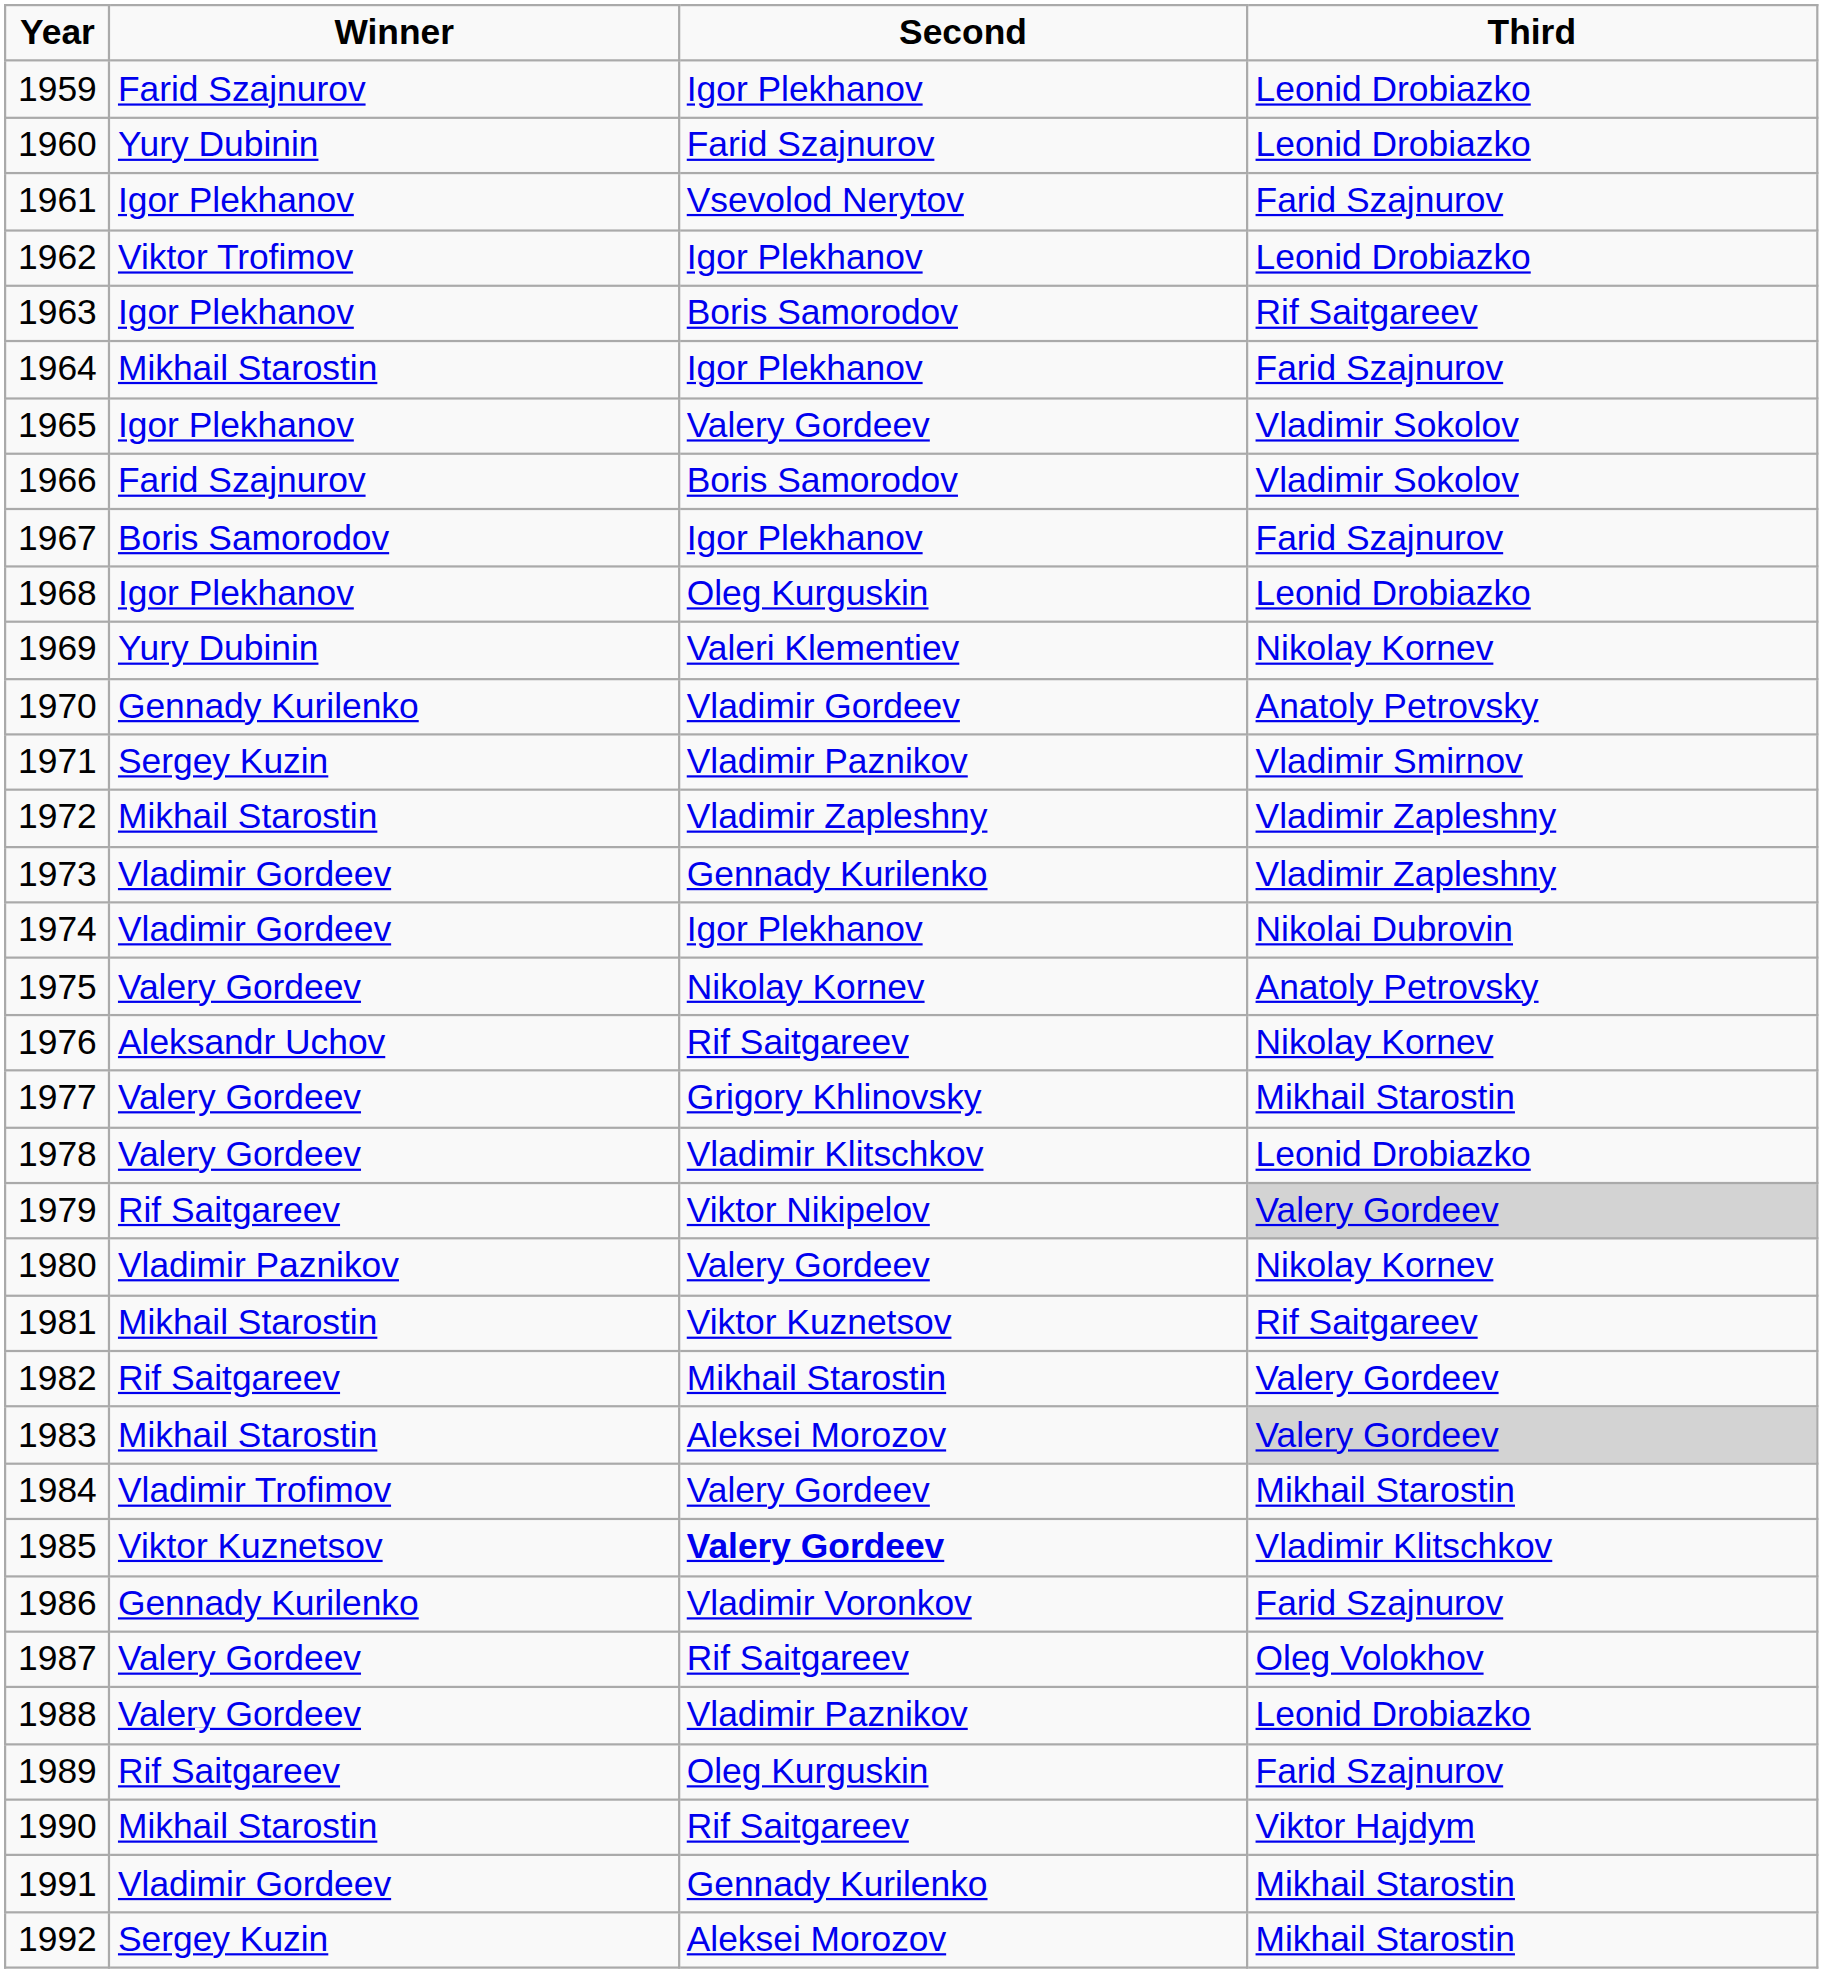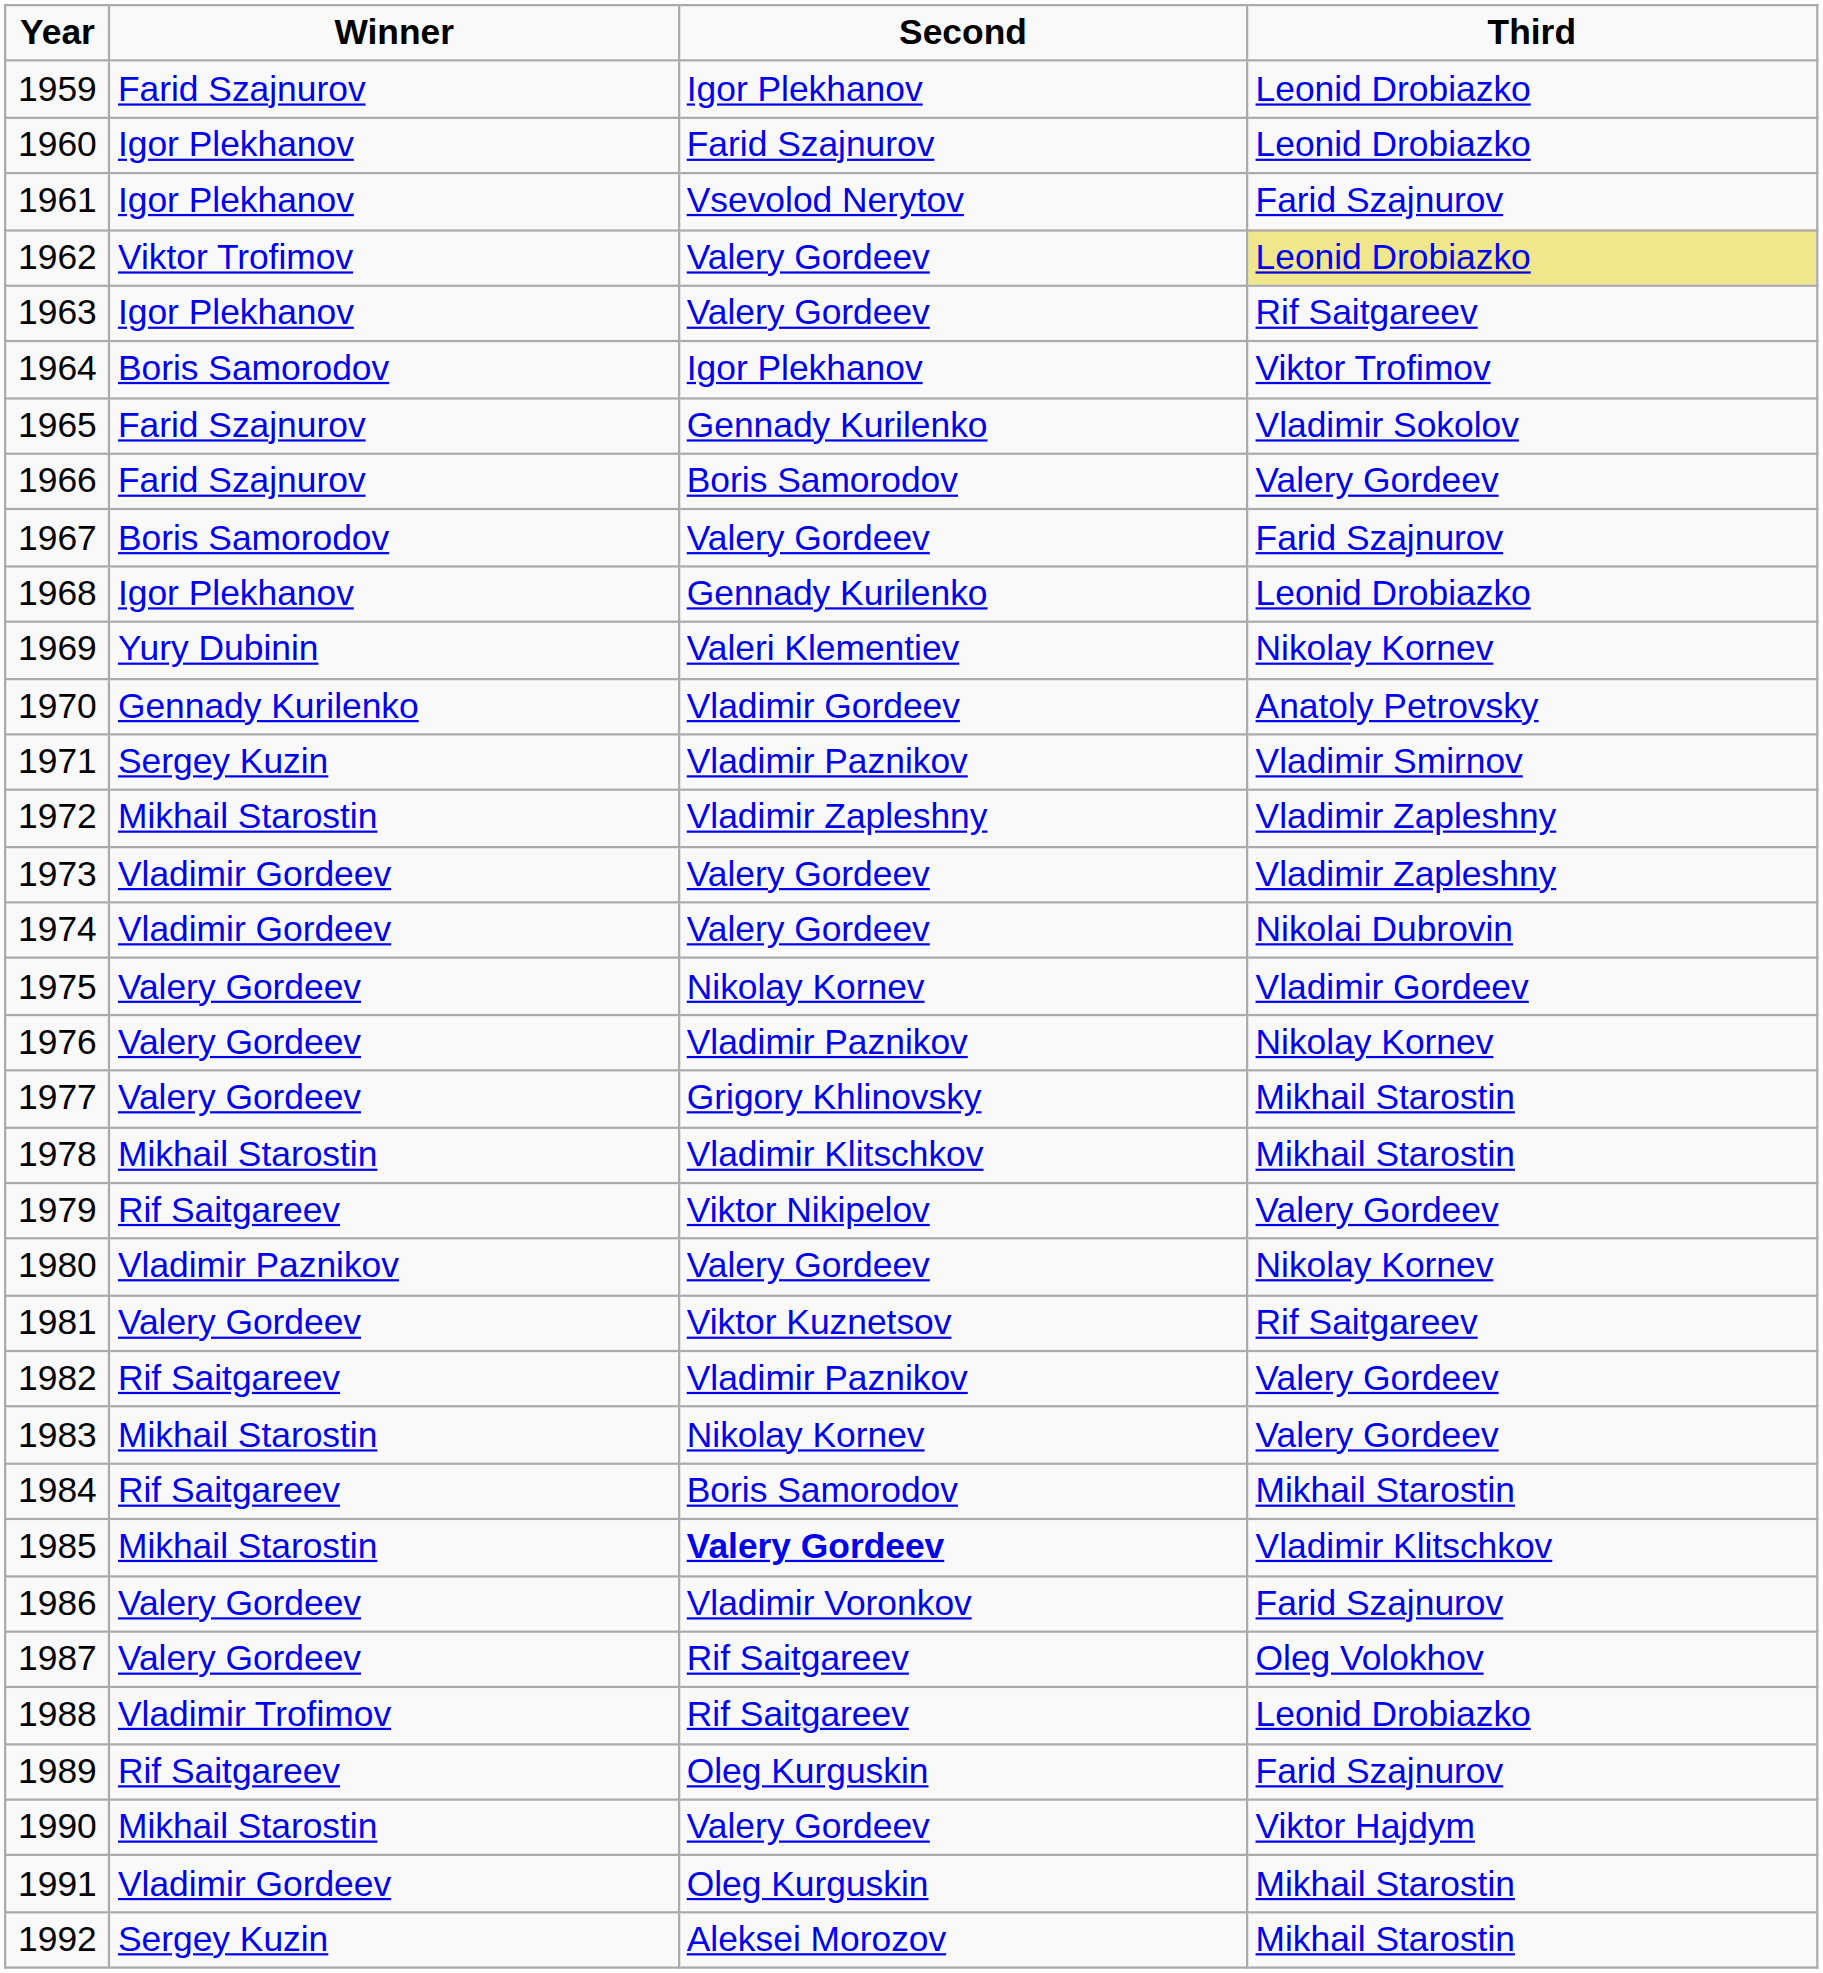(218, 144) Yury Dubinin -> (236, 144) Igor Plekhanov
(805, 256) Igor Plekhanov -> (808, 256) Valery Gordeev
(1393, 256) no background -> (1393, 256) khaki background
(822, 312) Boris Samorodov -> (808, 312) Valery Gordeev
(248, 369) Mikhail Starostin -> (254, 369) Boris Samorodov
(1379, 369) Farid Szajnurov -> (1373, 369) Viktor Trofimov
(236, 425) Igor Plekhanov -> (242, 425) Farid Szajnurov
(808, 425) Valery Gordeev -> (837, 425) Gennady Kurilenko
(1387, 481) Vladimir Sokolov -> (1377, 481) Valery Gordeev
(805, 537) Igor Plekhanov -> (808, 537) Valery Gordeev
(808, 593) Oleg Kurguskin -> (837, 593) Gennady Kurilenko
(837, 873) Gennady Kurilenko -> (808, 873) Valery Gordeev
(805, 929) Igor Plekhanov -> (808, 929) Valery Gordeev
(1397, 985) Anatoly Petrovsky -> (1392, 985) Vladimir Gordeev
(252, 1041) Aleksandr Uchov -> (239, 1041) Valery Gordeev
(798, 1041) Rif Saitgareev -> (827, 1041) Vladimir Paznikov
(239, 1154) Valery Gordeev -> (248, 1154) Mikhail Starostin
(1393, 1154) Leonid Drobiazko -> (1385, 1154) Mikhail Starostin
(1377, 1210) lightgrey background -> (1377, 1210) no background
(248, 1322) Mikhail Starostin -> (239, 1322) Valery Gordeev
(816, 1378) Mikhail Starostin -> (827, 1378) Vladimir Paznikov
(816, 1434) Aleksei Morozov -> (806, 1434) Nikolay Kornev
(1377, 1434) lightgrey background -> (1377, 1434) no background
(255, 1490) Vladimir Trofimov -> (229, 1490) Rif Saitgareev
(808, 1490) Valery Gordeev -> (822, 1490) Boris Samorodov
(250, 1546) Viktor Kuznetsov -> (248, 1546) Mikhail Starostin
(268, 1602) Gennady Kurilenko -> (239, 1602) Valery Gordeev
(239, 1714) Valery Gordeev -> (255, 1714) Vladimir Trofimov
(827, 1714) Vladimir Paznikov -> (798, 1714) Rif Saitgareev
(798, 1827) Rif Saitgareev -> (808, 1827) Valery Gordeev
(837, 1883) Gennady Kurilenko -> (808, 1883) Oleg Kurguskin
